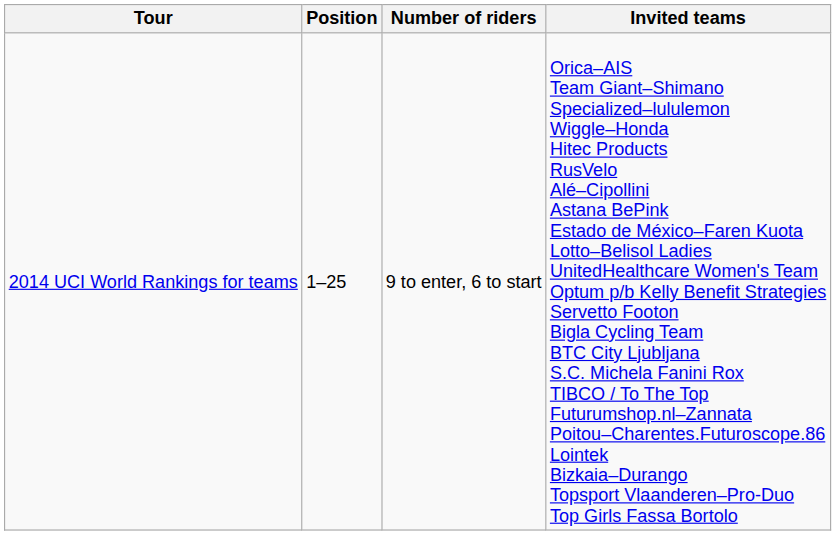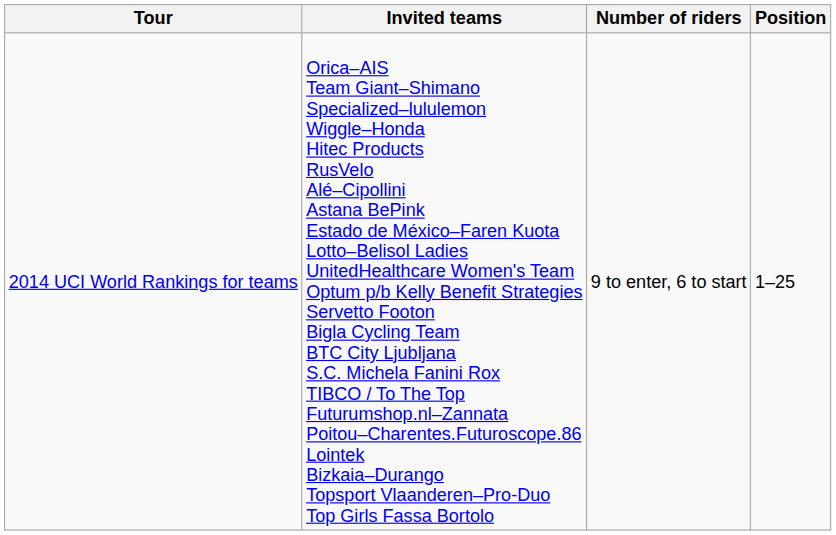columns swapped: (342, 18) <-> (688, 18)
